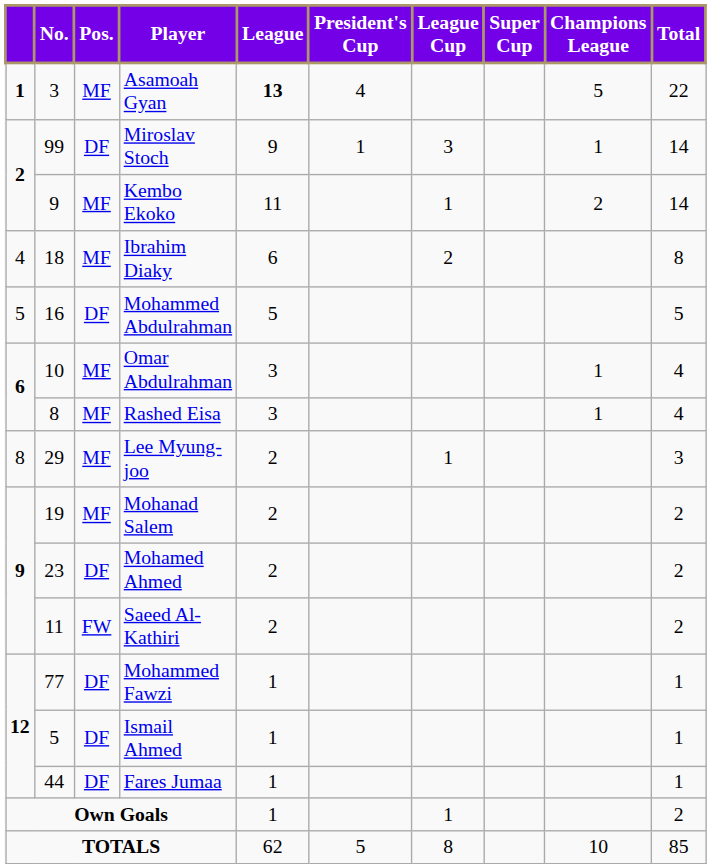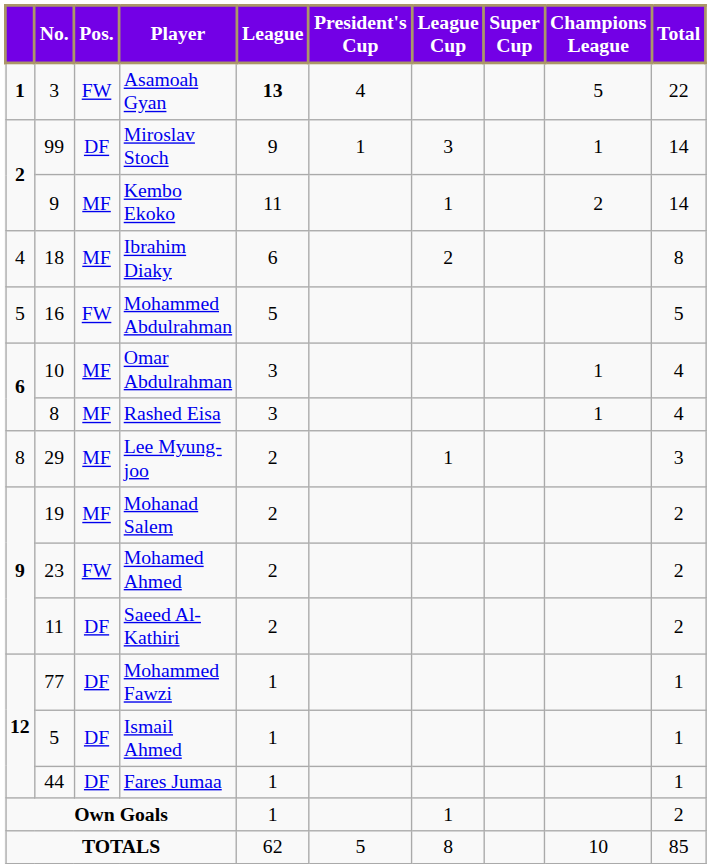(97, 91) MF -> (97, 91) FW
(97, 314) DF -> (97, 314) FW
(97, 570) DF -> (97, 570) FW
(97, 626) FW -> (97, 626) DF
